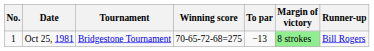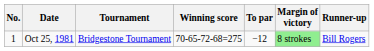(260, 39) −13 -> (260, 39) −12
